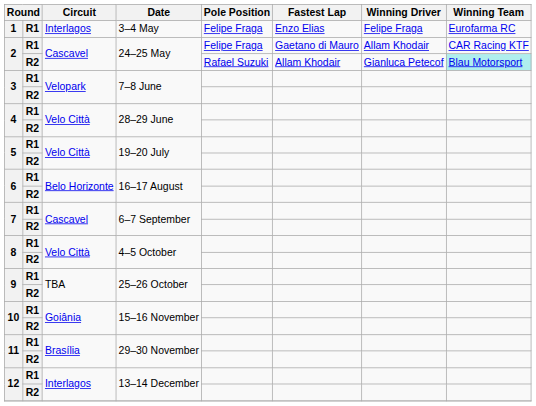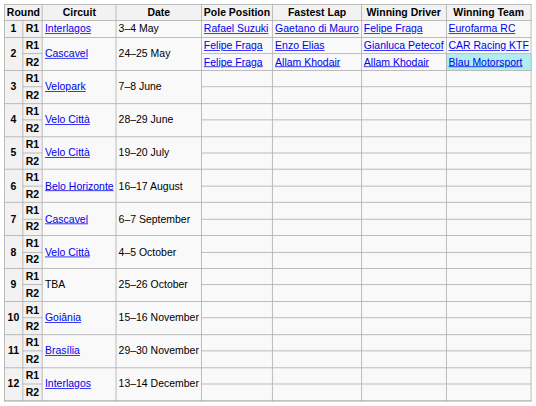(233, 29) Felipe Fraga -> (236, 29) Rafael Suzuki
(300, 29) Enzo Elias -> (317, 29) Gaetano di Mauro
(317, 45) Gaetano di Mauro -> (300, 45) Enzo Elias
(396, 45) Allam Khodair -> (404, 45) Gianluca Petecof
(236, 62) Rafael Suzuki -> (233, 62) Felipe Fraga
(404, 62) Gianluca Petecof -> (396, 62) Allam Khodair
